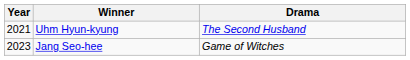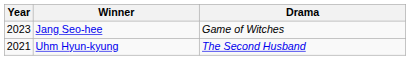rows swapped: (77, 30) <-> (69, 47)
